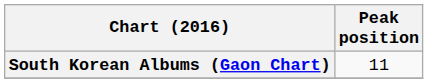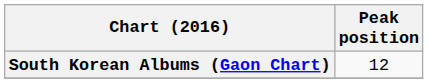(379, 65) 11 -> (379, 65) 12
